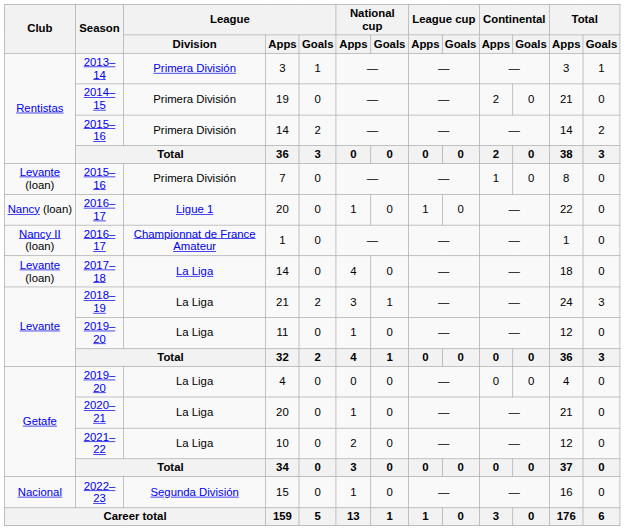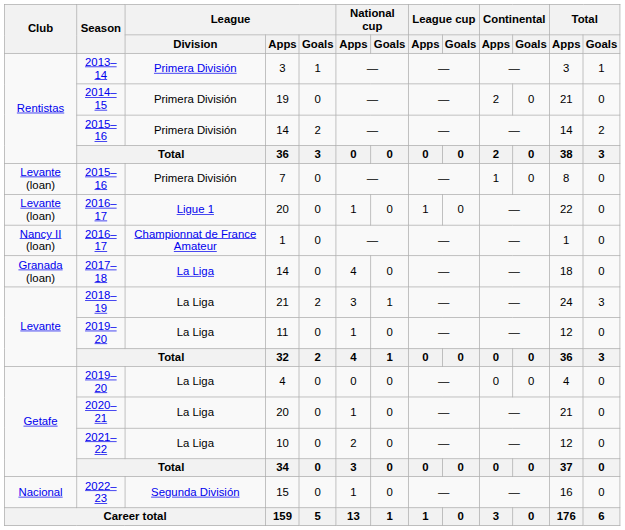(40, 209) Nancy (loan) -> (41, 209) Levante (loan)
(40, 271) Levante (loan) -> (41, 271) Granada (loan)
